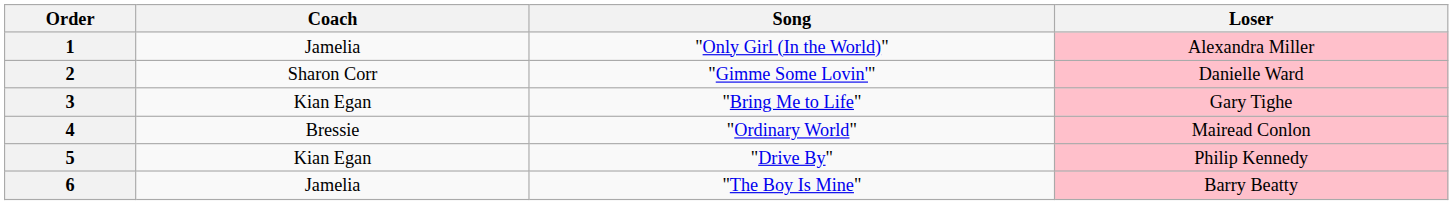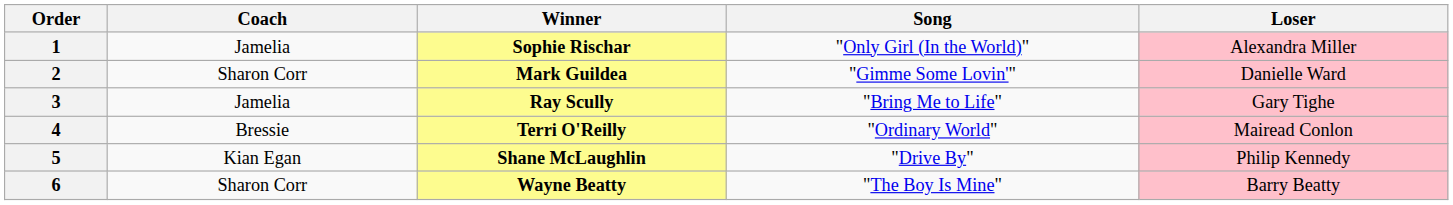+ column: (572, 18)
(333, 102) Kian Egan -> (262, 102) Jamelia
(333, 185) Jamelia -> (262, 185) Sharon Corr
